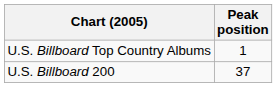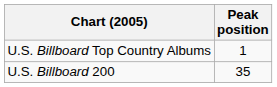(243, 72) 37 -> (243, 72) 35
